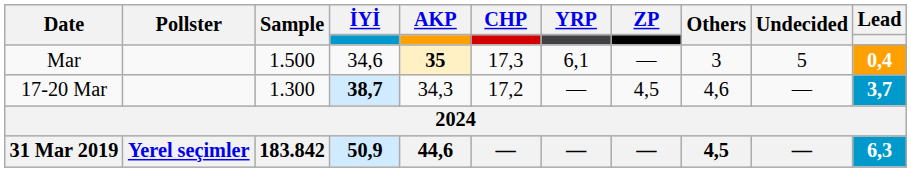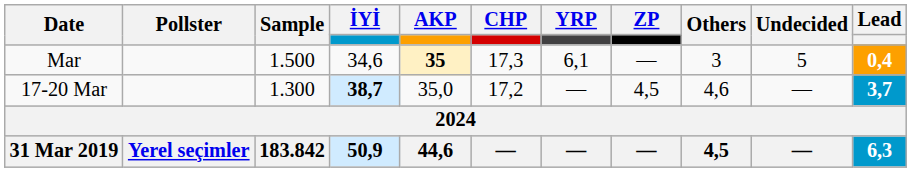(435, 89) 34,3 -> (435, 89) 35,0
